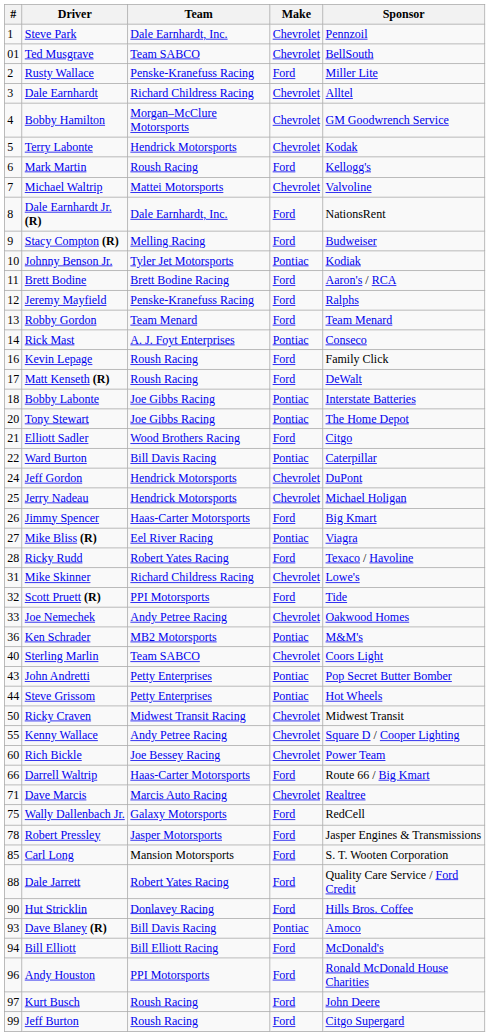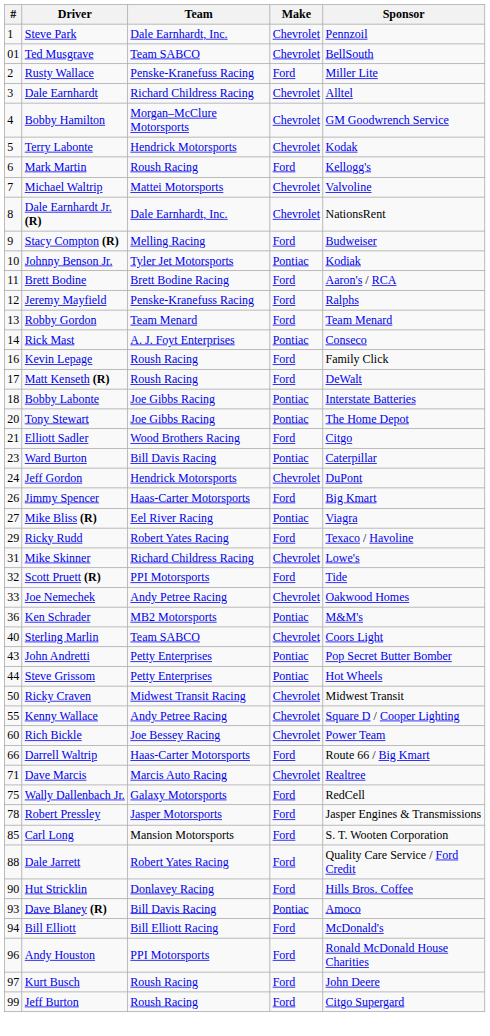(284, 214) Ford -> (296, 214) Chevrolet
(13, 458) 22 -> (13, 458) 23
- row: (57, 498)
(13, 557) 28 -> (13, 538) 29
